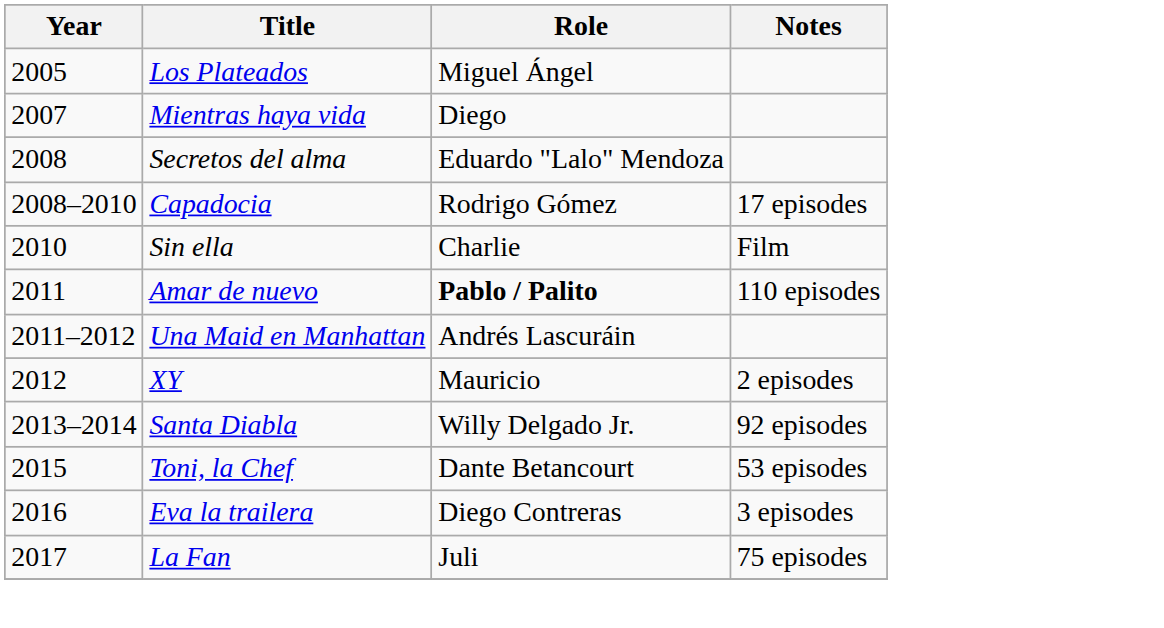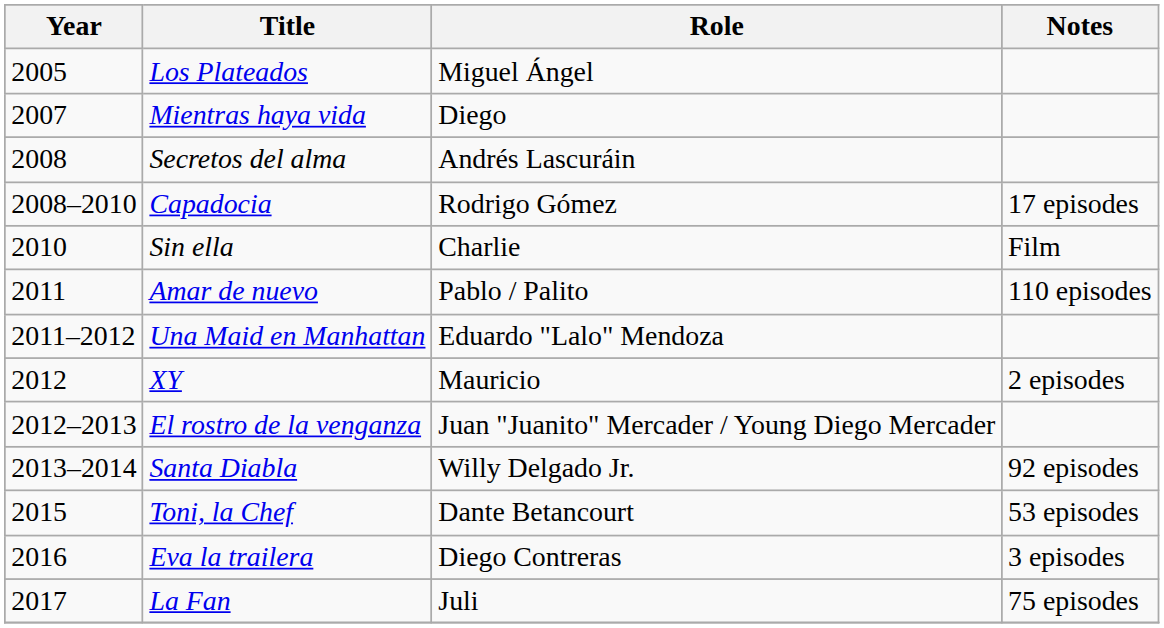(581, 159) Eduardo "Lalo" Mendoza -> (537, 159) Andrés Lascuráin
(518, 291) bold -> (513, 291) normal
(537, 335) Andrés Lascuráin -> (581, 335) Eduardo "Lalo" Mendoza
+ row: (285, 423)
